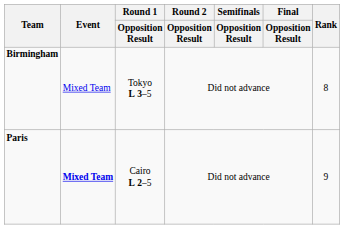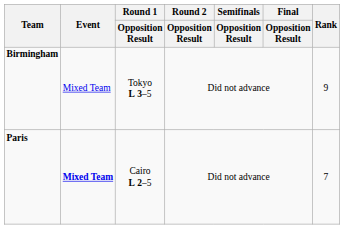(326, 88) 8 -> (326, 88) 9
(326, 177) 9 -> (326, 177) 7
